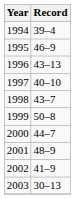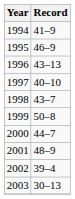(45, 30) 39–4 -> (45, 30) 41–9
(45, 168) 41–9 -> (45, 168) 39–4
